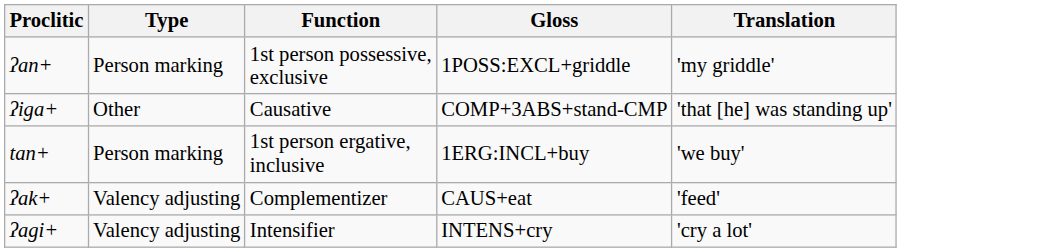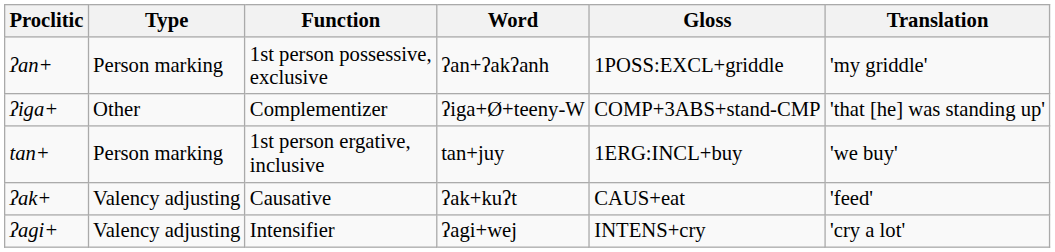+ column: (513, 20)
(291, 109) Causative -> (319, 109) Complementizer
(319, 198) Complementizer -> (291, 198) Causative
